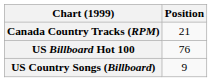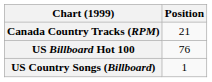(184, 67) 9 -> (184, 67) 1
